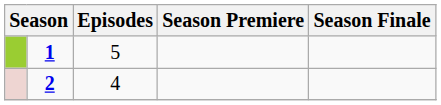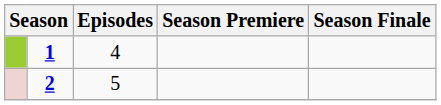(115, 52) 5 -> (115, 52) 4
(115, 83) 4 -> (115, 83) 5
